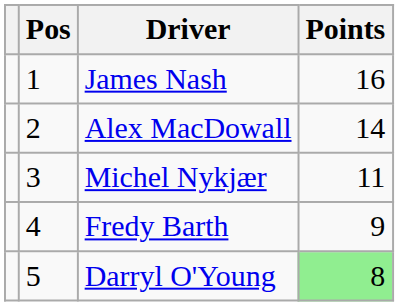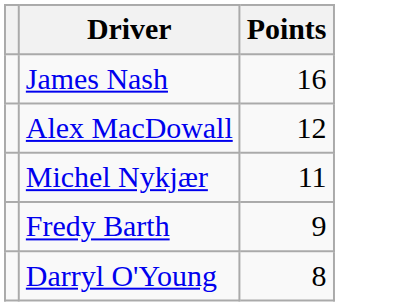- column: (48, 29)
(370, 128) 14 -> (312, 128) 12
(378, 276) lightgreen background -> (319, 276) no background
